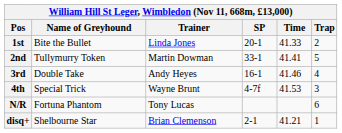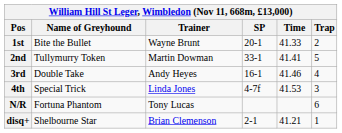(172, 43) Linda Jones -> (174, 43) Wayne Brunt
(174, 89) Wayne Brunt -> (172, 89) Linda Jones
